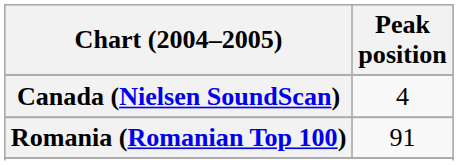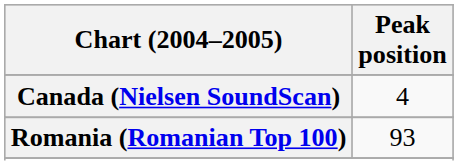(403, 137) 91 -> (403, 137) 93
